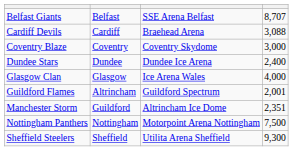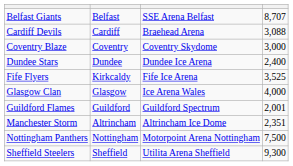+ row: (27, 77)
(114, 92) Altrincham -> (111, 107) Guildford
(111, 107) Guildford -> (114, 123) Altrincham
